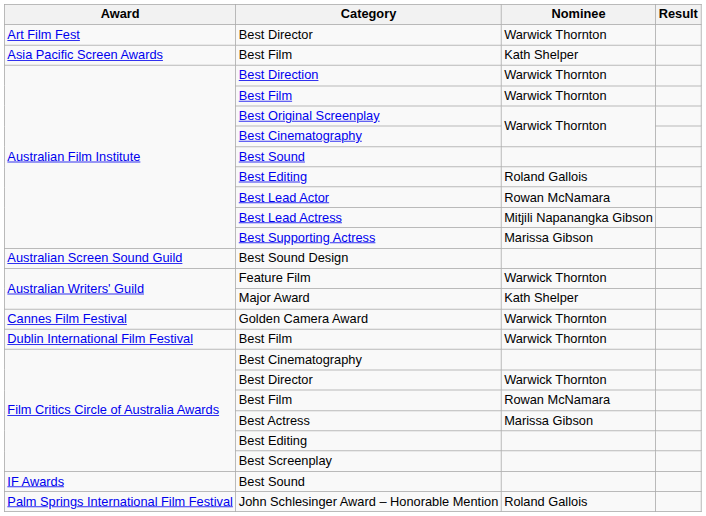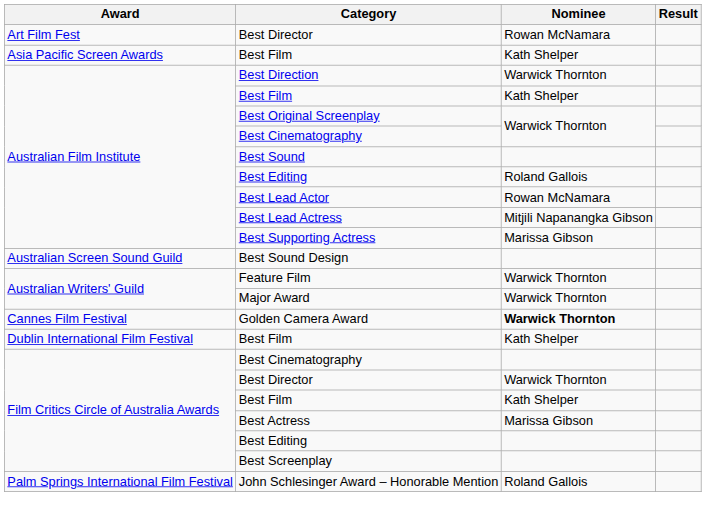(555, 34) Warwick Thornton -> (557, 34) Rowan McNamara
(555, 95) Warwick Thornton -> (541, 95) Kath Shelper
(541, 298) Kath Shelper -> (555, 298) Warwick Thornton
(555, 319) normal -> (560, 319) bold
(555, 339) Warwick Thornton -> (541, 339) Kath Shelper
(557, 400) Rowan McNamara -> (541, 400) Kath Shelper
- row: (36, 481)
